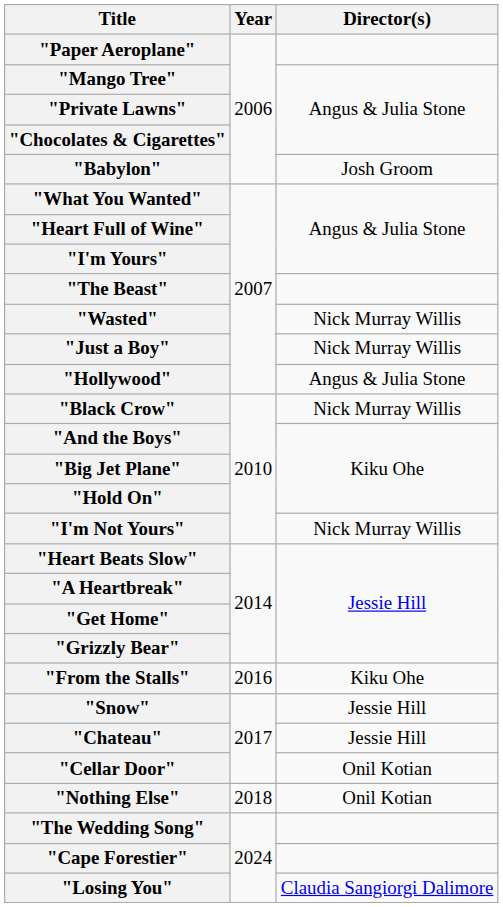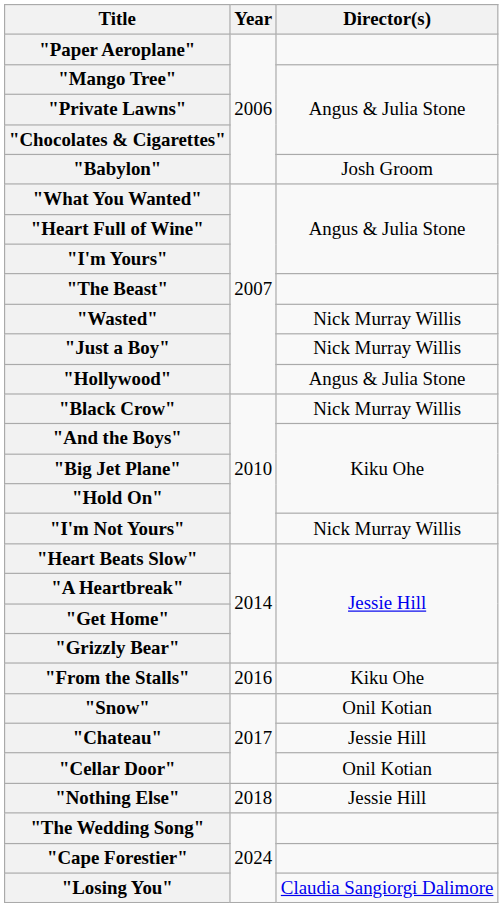(387, 708) Jessie Hill -> (387, 708) Onil Kotian
(387, 797) Onil Kotian -> (387, 797) Jessie Hill
